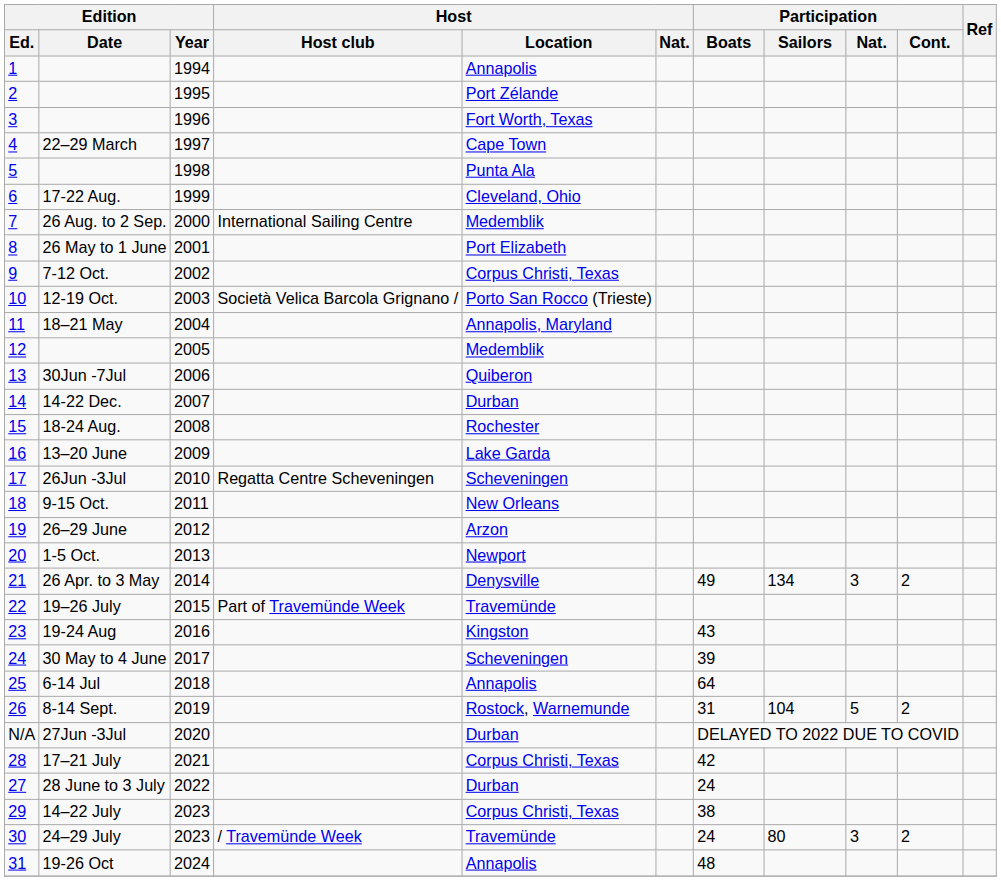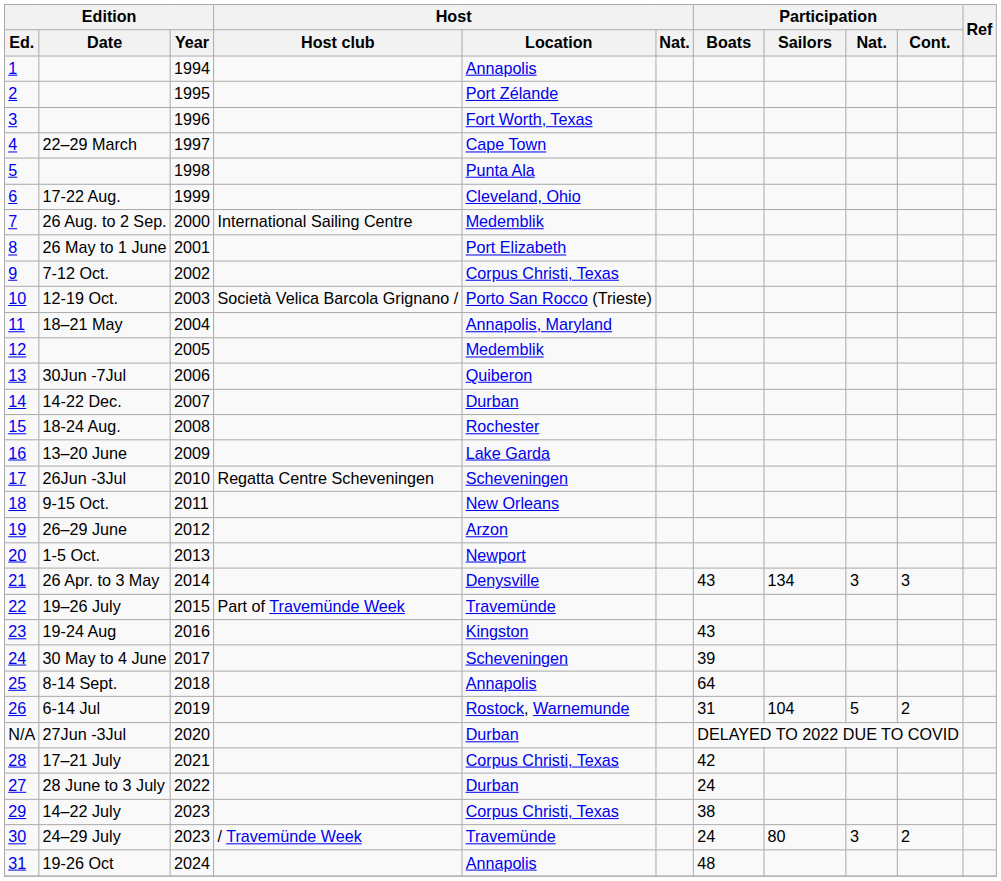(706, 581) 49 -> (706, 581) 43
(905, 581) 2 -> (905, 581) 3
(71, 683) 6-14 Jul -> (80, 683) 8-14 Sept.
(80, 709) 8-14 Sept. -> (71, 709) 6-14 Jul
